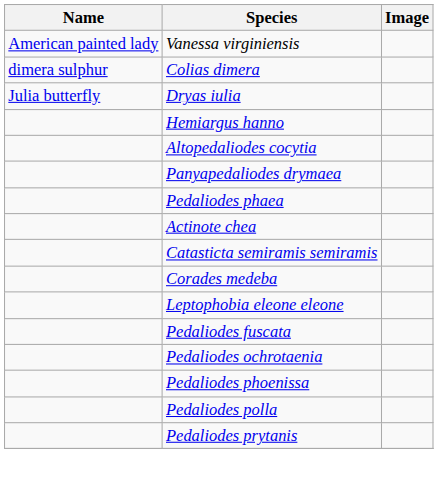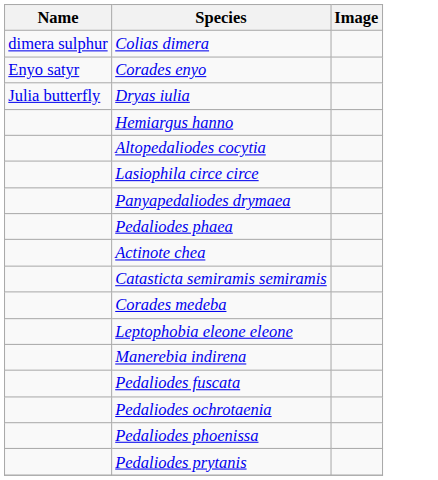- row: (233, 43)
+ row: (161, 69)
+ row: (187, 174)
+ row: (181, 357)
- row: (222, 409)
